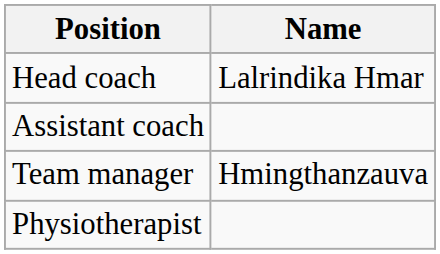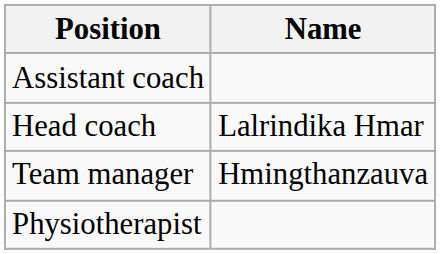rows swapped: (84, 77) <-> (108, 126)
